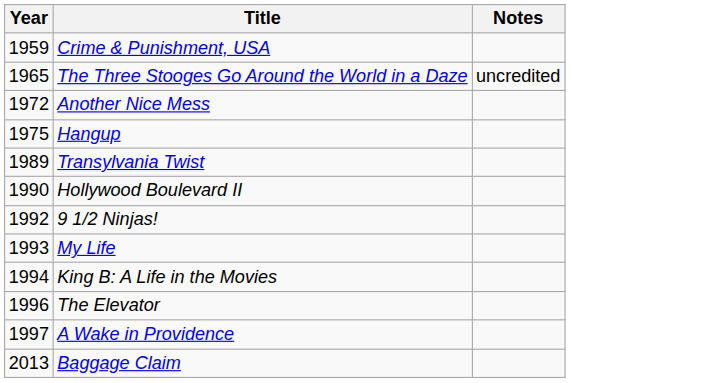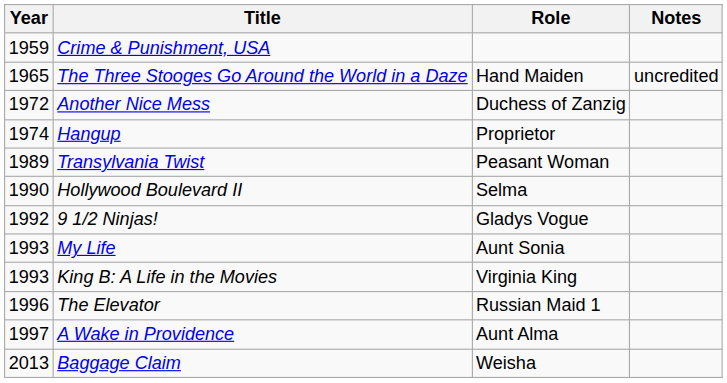+ column: (551, 18)
(29, 133) 1975 -> (29, 133) 1974
(29, 276) 1994 -> (29, 276) 1993
